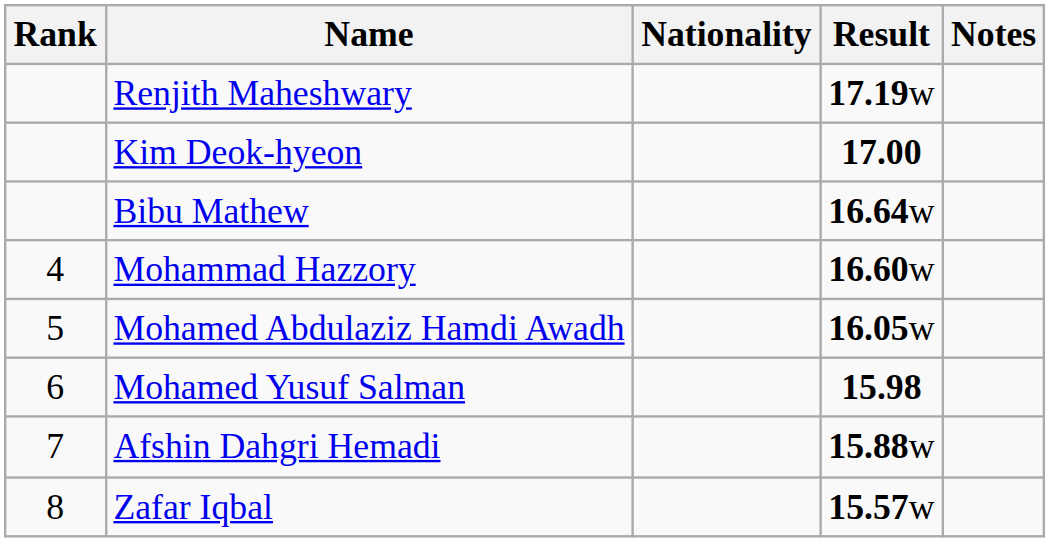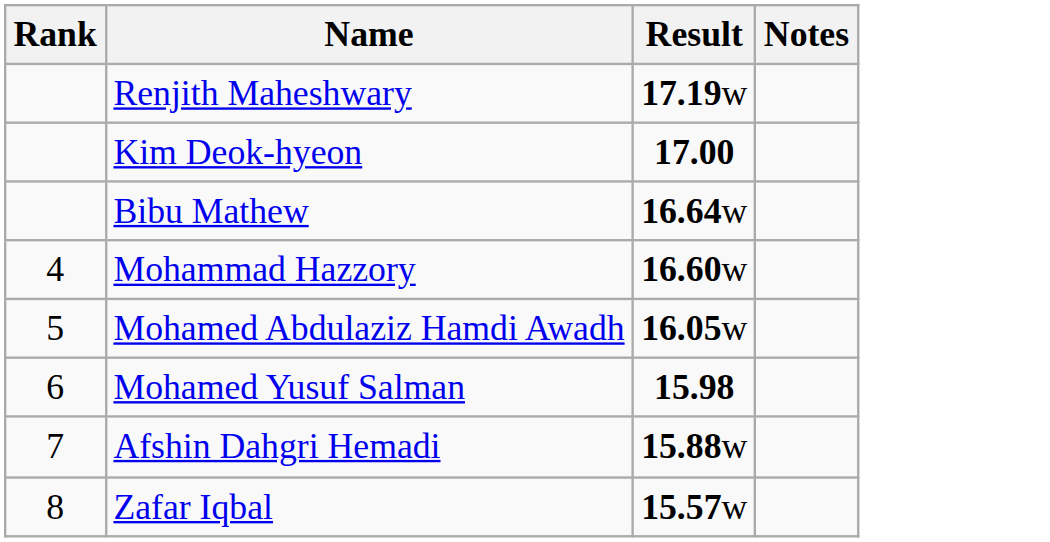- column: (726, 34)
